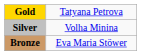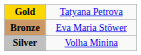rows swapped: (25, 27) <-> (25, 43)
